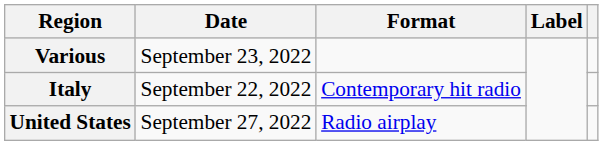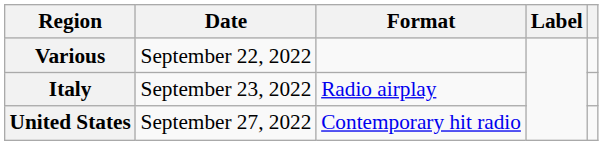(226, 55) September 23, 2022 -> (226, 55) September 22, 2022
(226, 88) September 22, 2022 -> (226, 88) September 23, 2022
(421, 88) Contemporary hit radio -> (379, 88) Radio airplay
(379, 122) Radio airplay -> (421, 122) Contemporary hit radio
